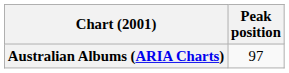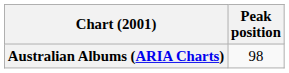(256, 56) 97 -> (256, 56) 98
